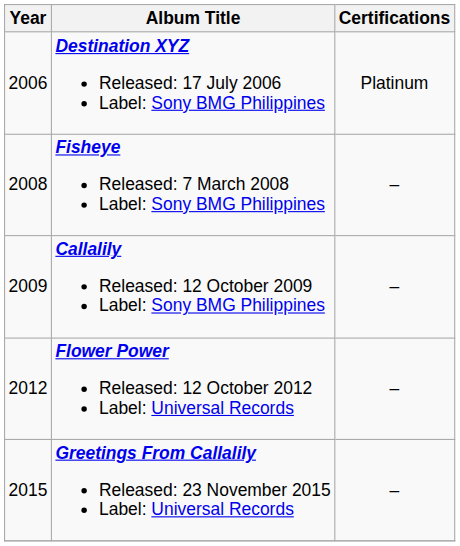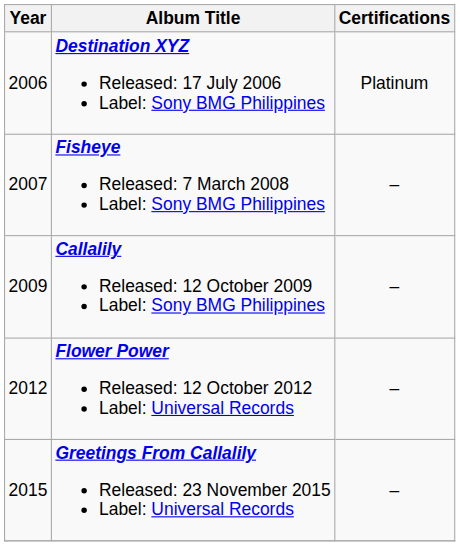(28, 184) 2008 -> (28, 184) 2007
